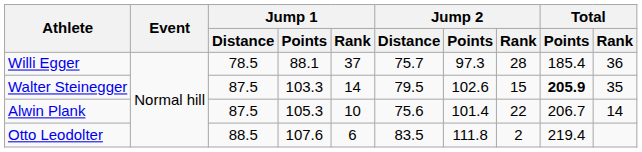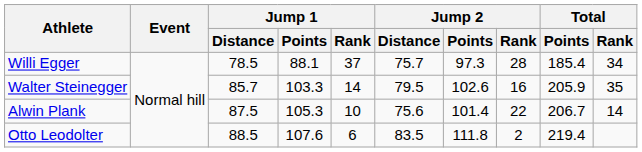(615, 64) 36 -> (615, 64) 34
(243, 88) 87.5 -> (243, 88) 85.7
(518, 88) 15 -> (518, 88) 16
(567, 88) bold -> (567, 88) normal
